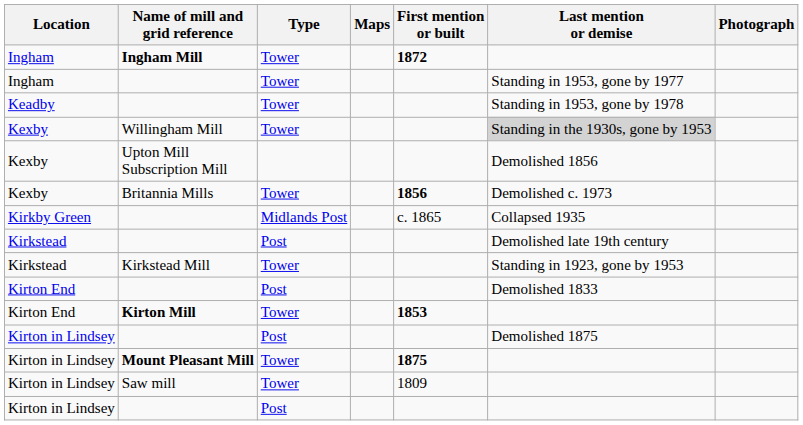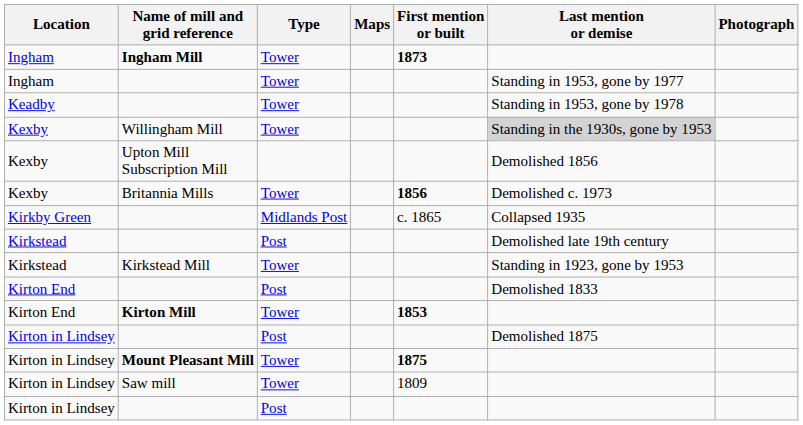(412, 57) 1872 -> (412, 57) 1873
